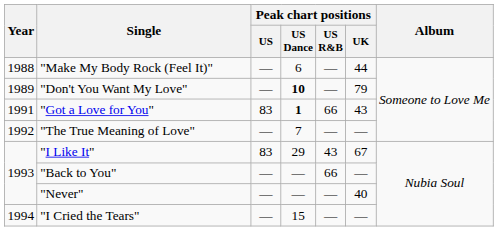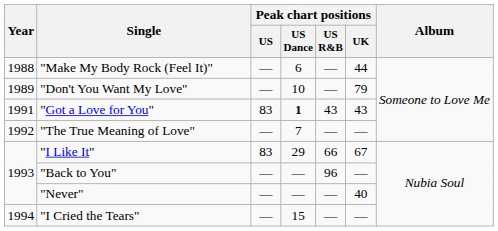(298, 88) bold -> (298, 88) normal
(331, 110) 66 -> (331, 110) 43
(331, 152) 43 -> (331, 152) 66
(331, 173) 66 -> (331, 173) 96
